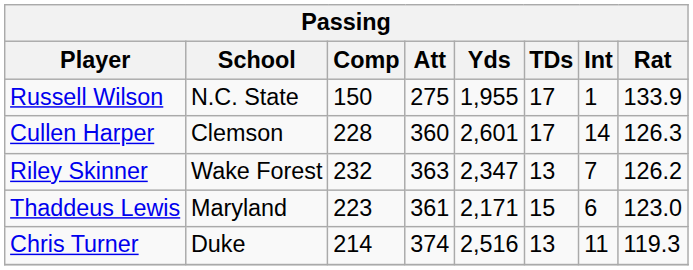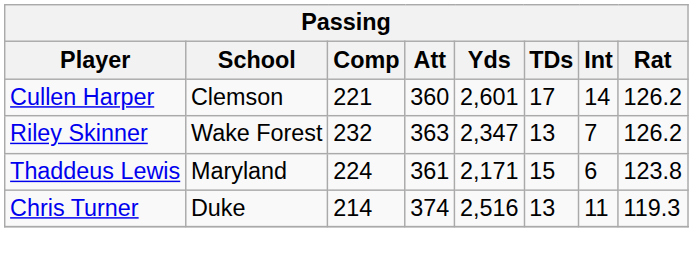- row: (87, 97)
(353, 134) 228 -> (353, 97) 221
(653, 134) 126.3 -> (653, 97) 126.2
(353, 208) 223 -> (353, 171) 224
(653, 208) 123.0 -> (653, 171) 123.8
